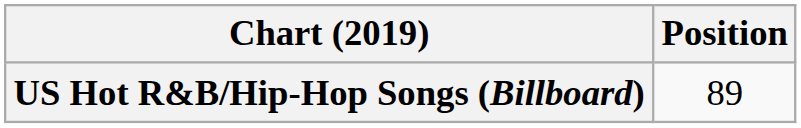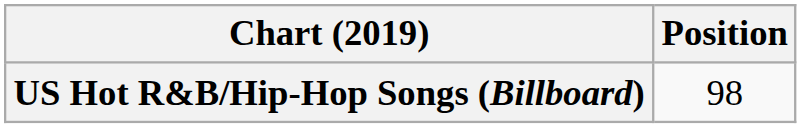(725, 91) 89 -> (725, 91) 98
